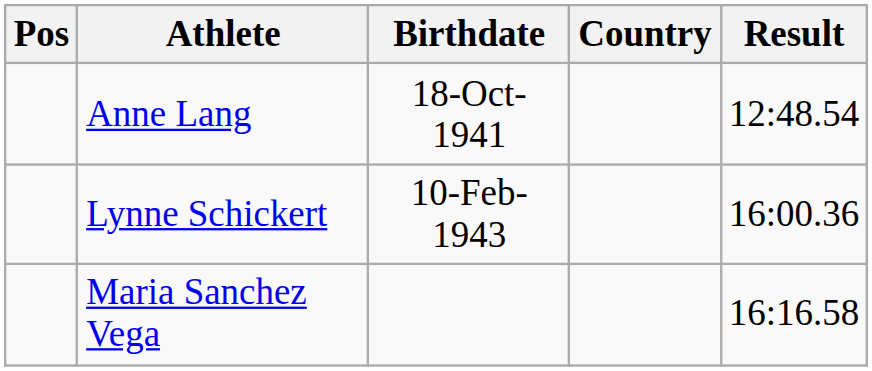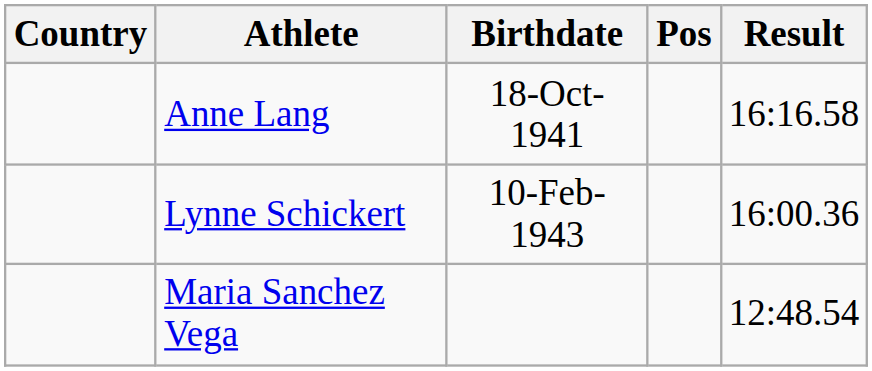columns swapped: (41, 33) <-> (645, 33)
(794, 113) 12:48.54 -> (794, 113) 16:16.58
(794, 313) 16:16.58 -> (794, 313) 12:48.54
